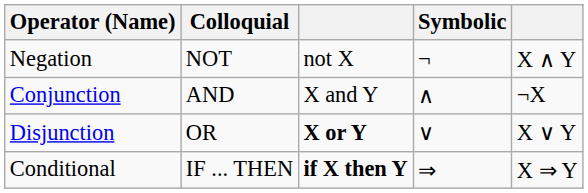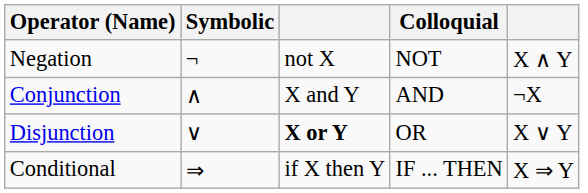columns swapped: (239, 22) <-> (462, 22)
(356, 169) bold -> (335, 169) normal
